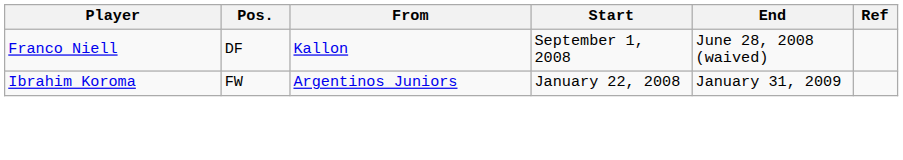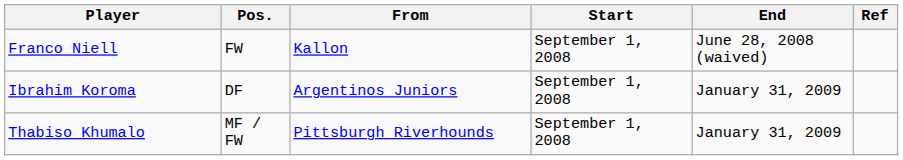(234, 50) DF -> (234, 50) FW
(234, 83) FW -> (234, 92) DF
(607, 83) January 22, 2008 -> (589, 92) September 1, 2008
+ row: (77, 134)
